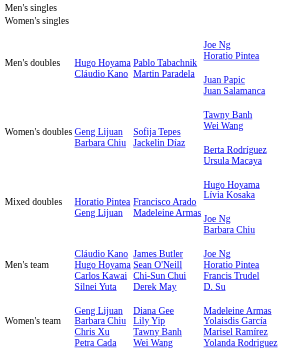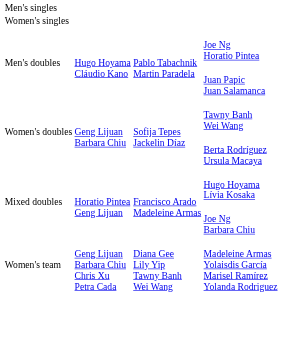- row: (27, 265)
